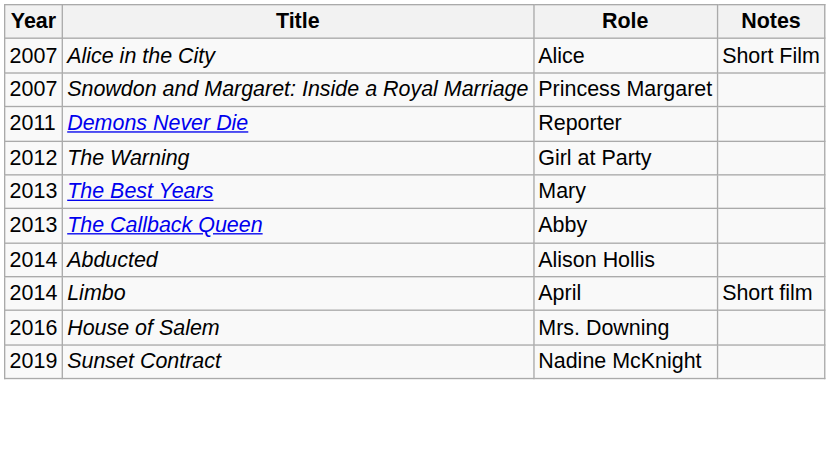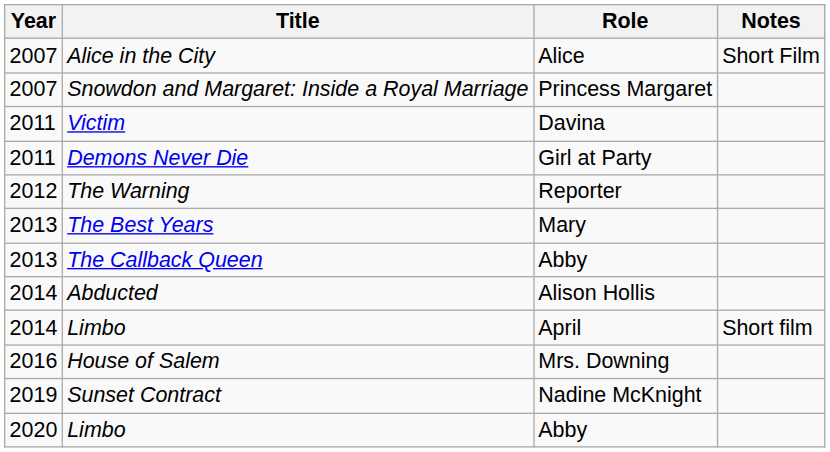+ row: (33, 123)
(580, 123) Reporter -> (595, 157) Girl at Party
(595, 157) Girl at Party -> (580, 191) Reporter
+ row: (33, 429)
